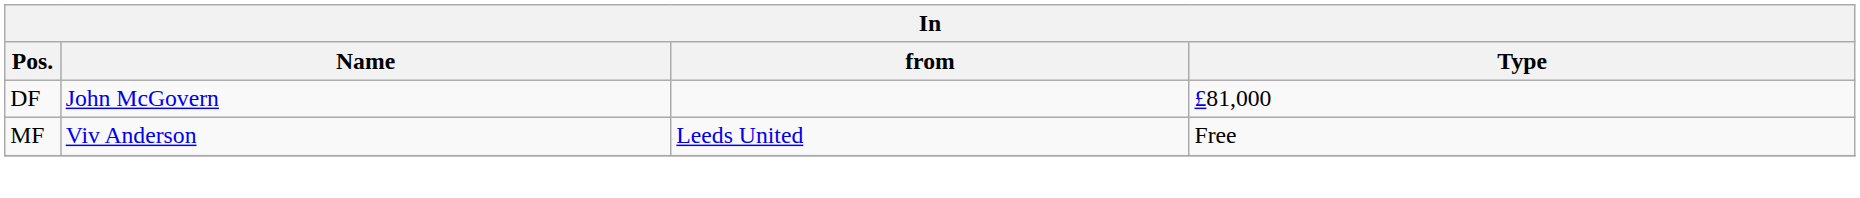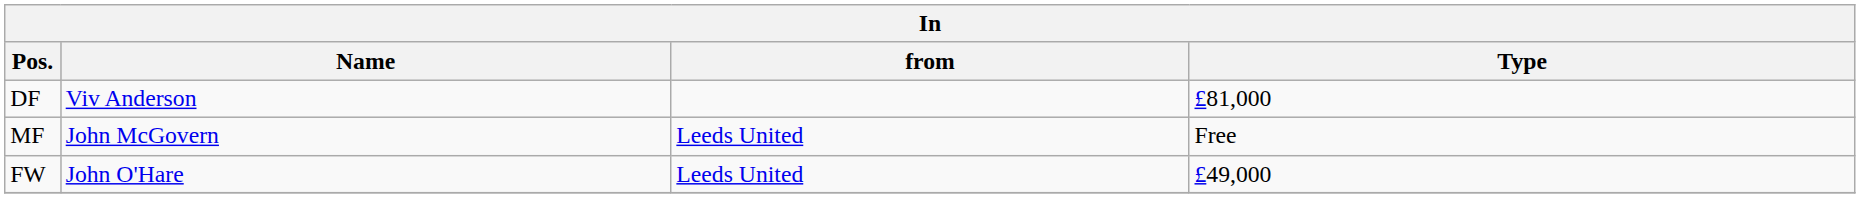(142, 98) John McGovern -> (131, 98) Viv Anderson
(131, 135) Viv Anderson -> (142, 135) John McGovern
+ row: (28, 173)
